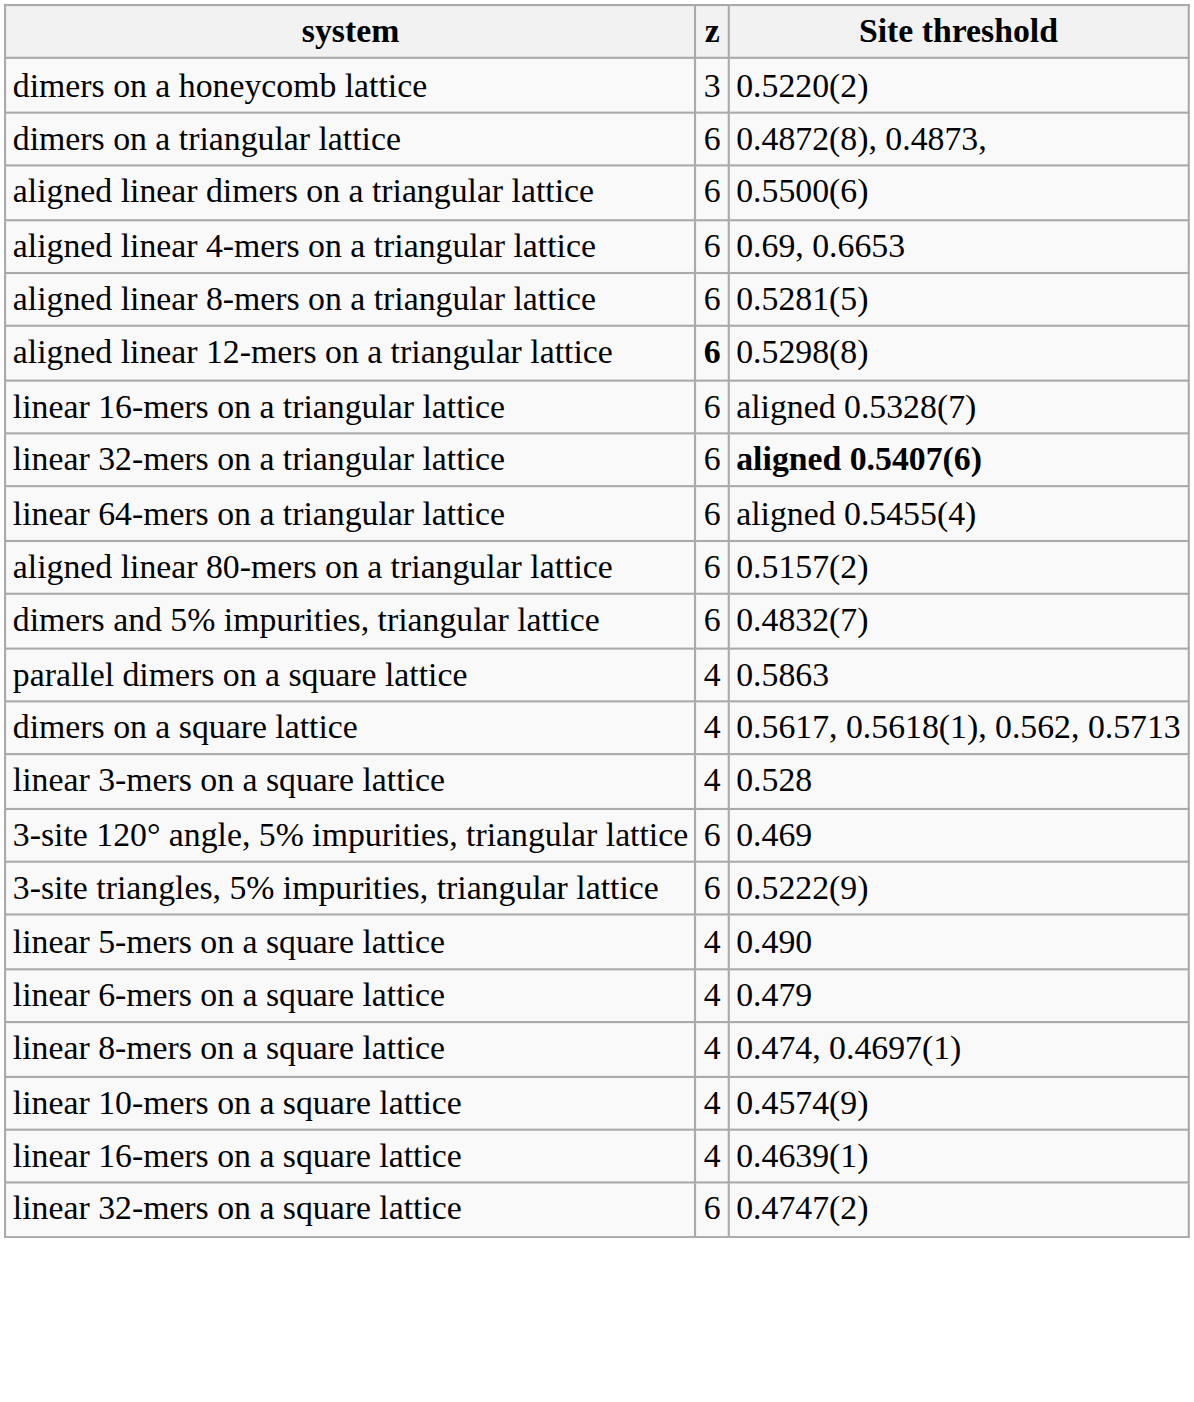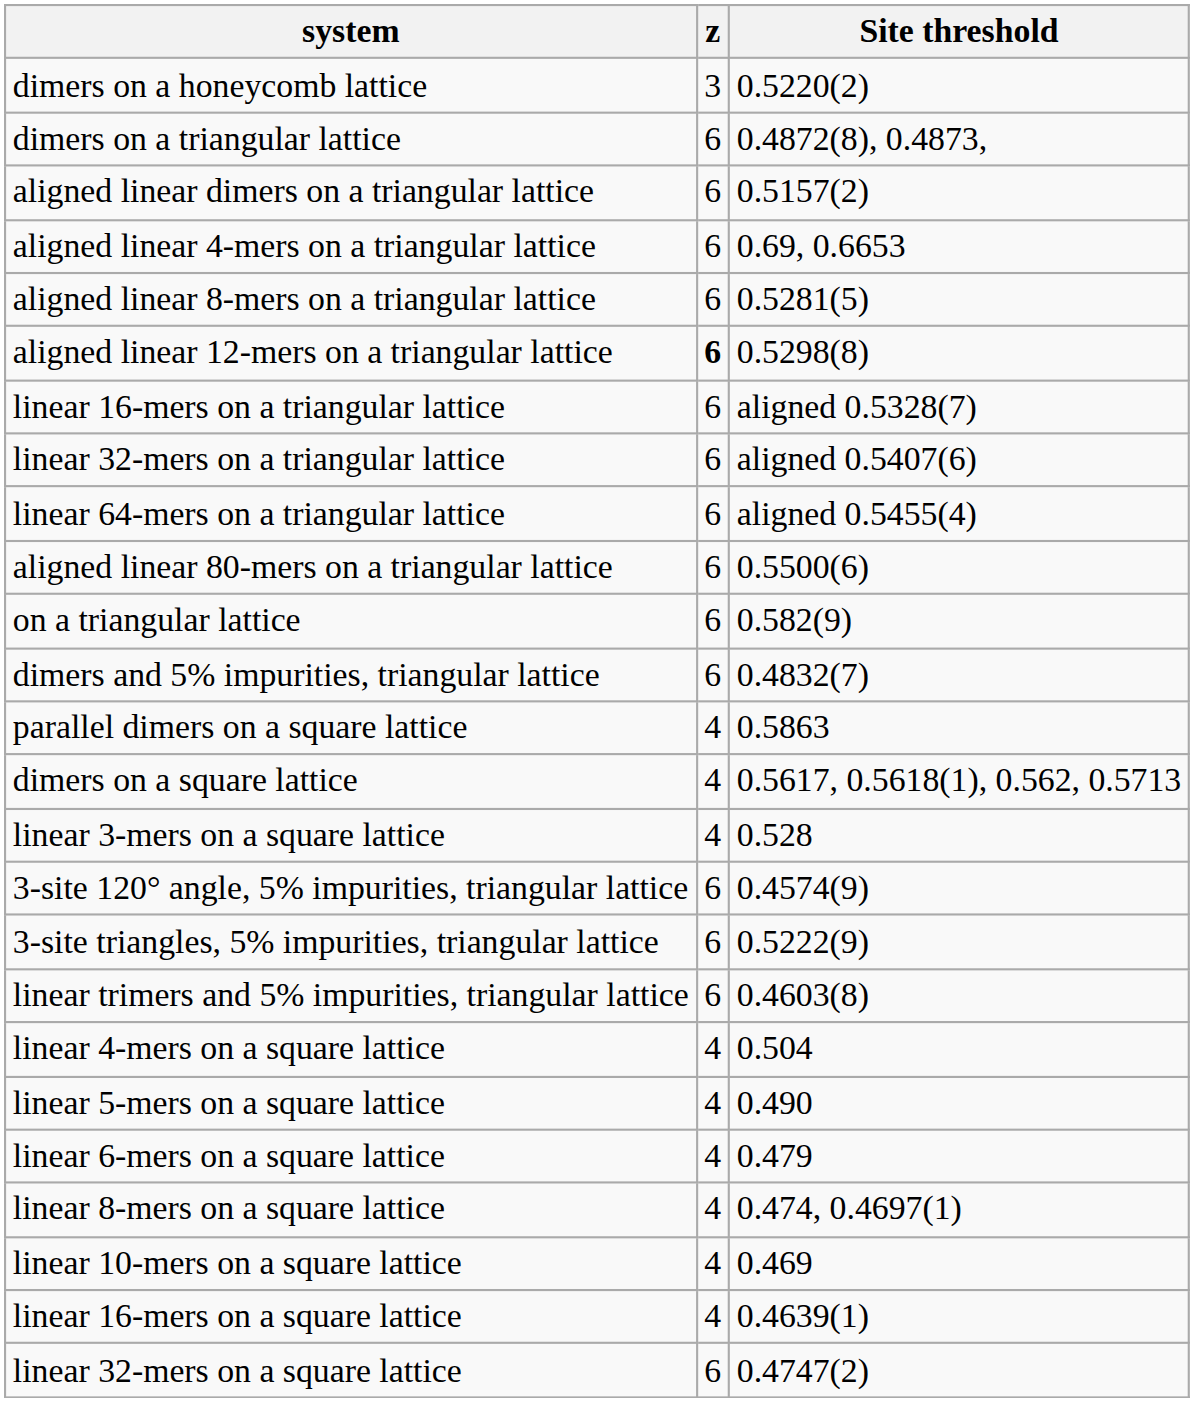(802, 191) 0.5500(6) -> (803, 191) 0.5157(2)
(859, 459) bold -> (857, 459) normal
(802, 566) 0.5157(2) -> (803, 566) 0.5500(6)
+ row: (157, 620)
(774, 834) 0.469 -> (803, 887) 0.4574(9)
+ row: (351, 995)
+ row: (229, 1048)
(802, 1102) 0.4574(9) -> (775, 1262) 0.469
